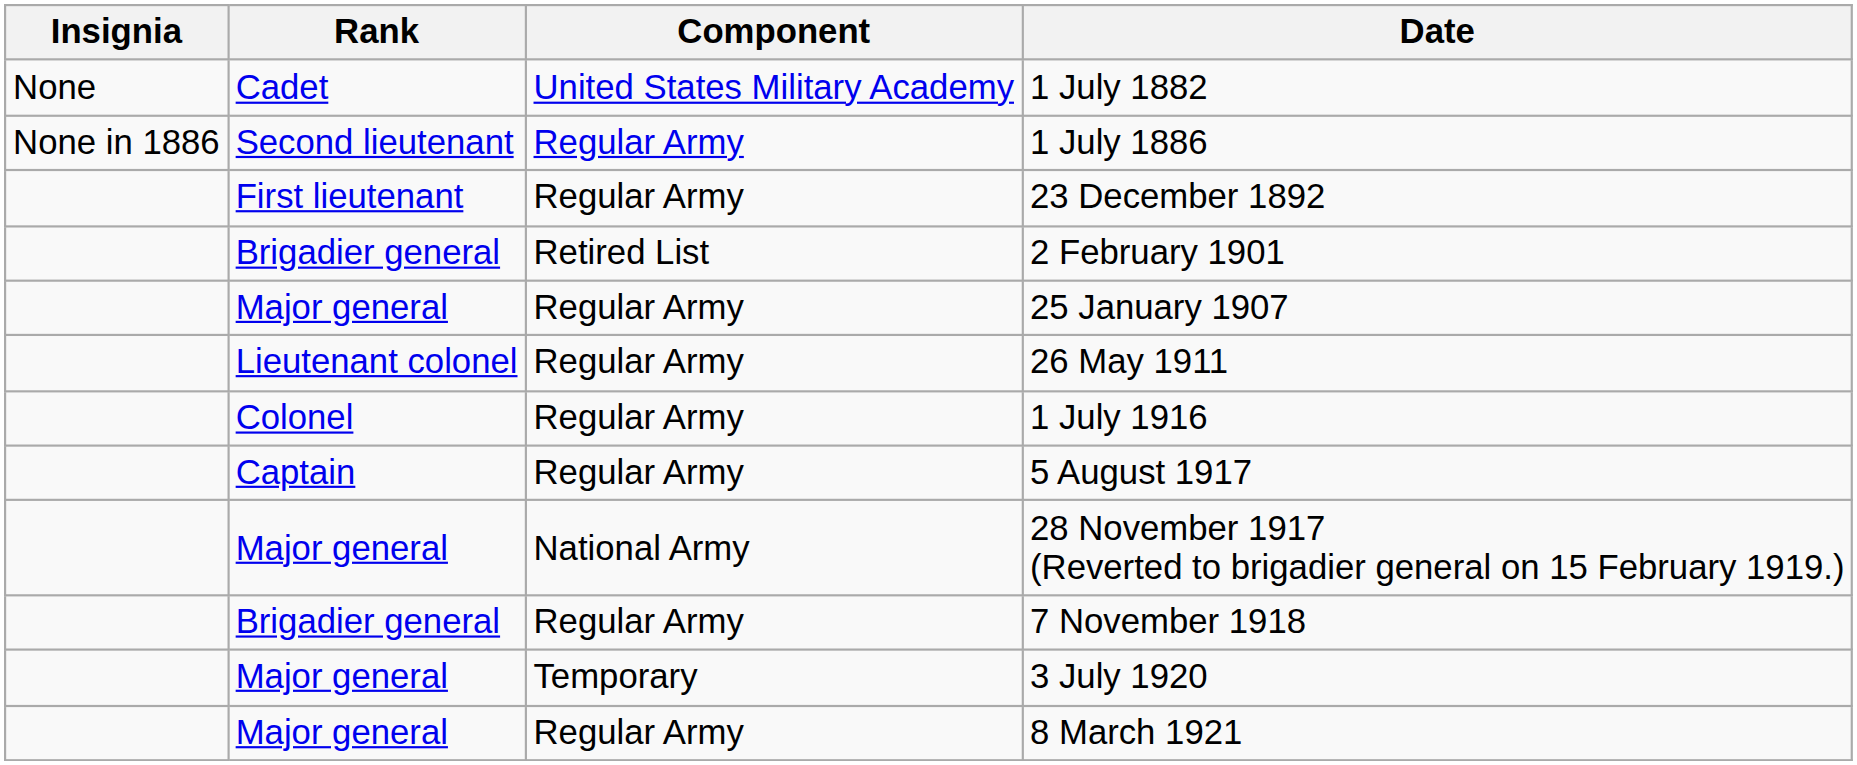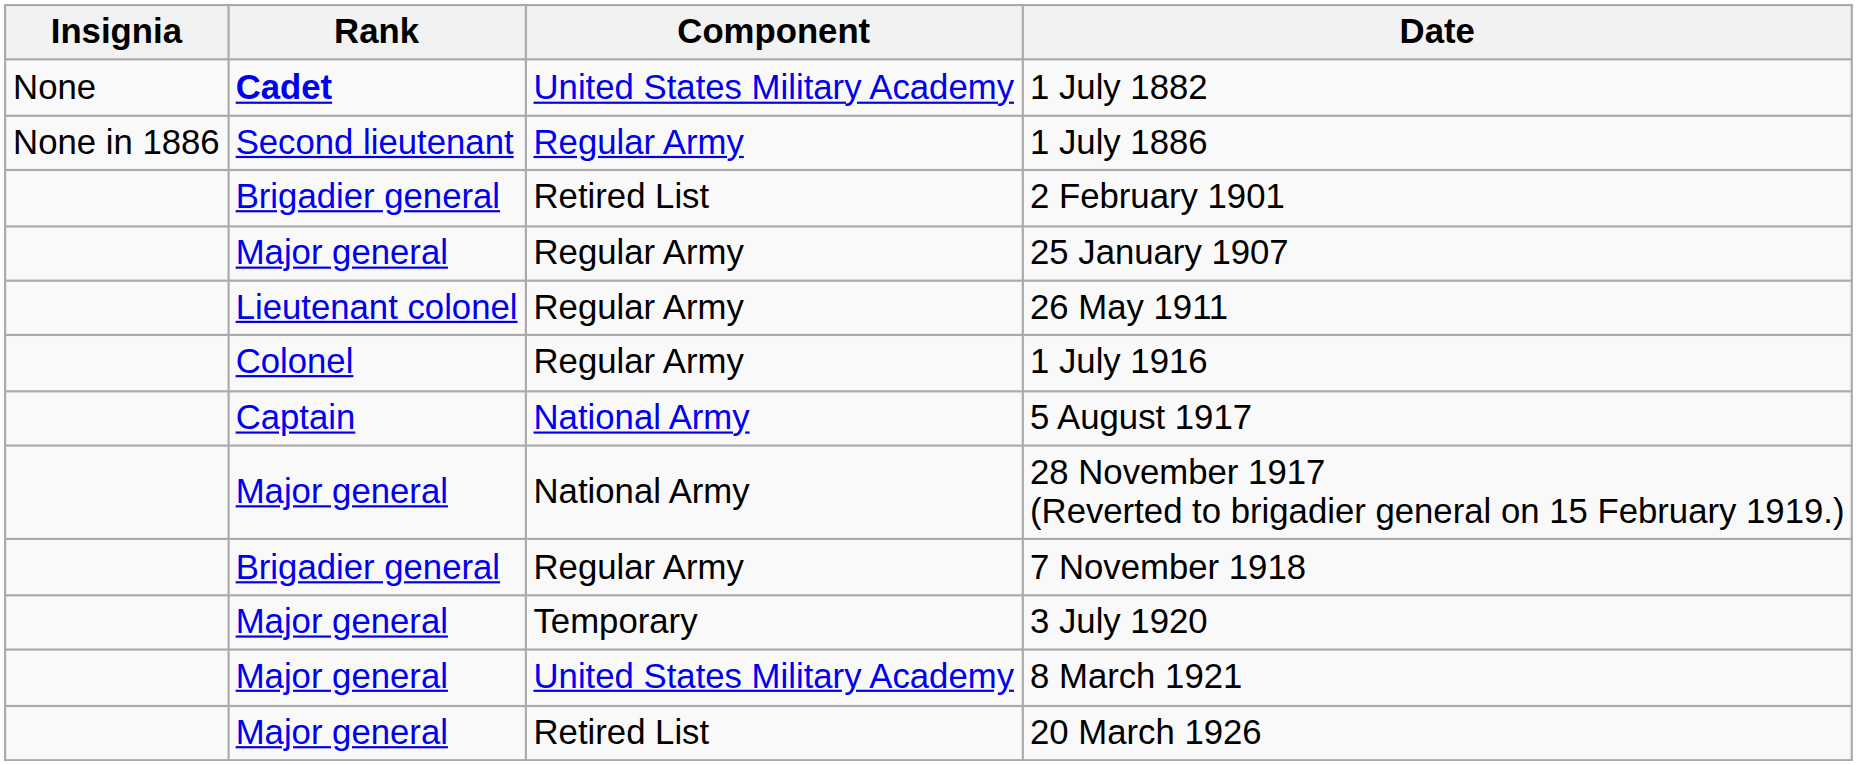(282, 87) normal -> (284, 87) bold
- row: (1178, 197)
(639, 472) Regular Army -> (642, 417) National Army
(639, 731) Regular Army -> (774, 676) United States Military Academy
+ row: (1146, 731)
